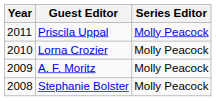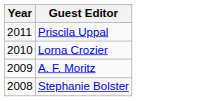- column: (171, 13)
